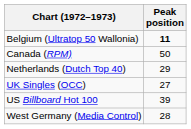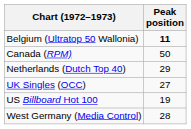(165, 100) 39 -> (165, 100) 19
